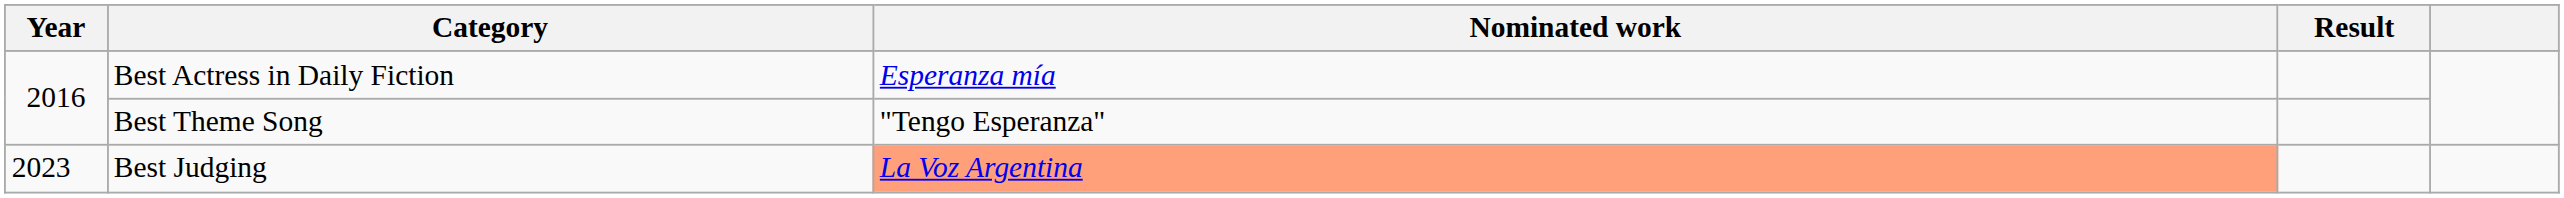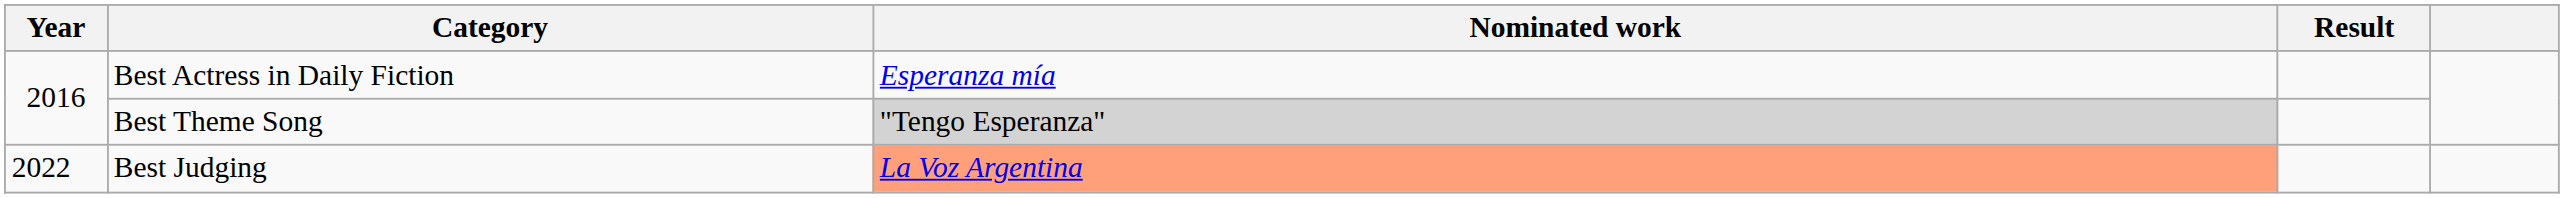(993, 121) no background -> (993, 121) lightgrey background
(41, 167) 2023 -> (41, 167) 2022
